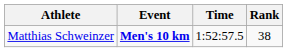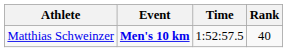(264, 36) 38 -> (264, 36) 40
